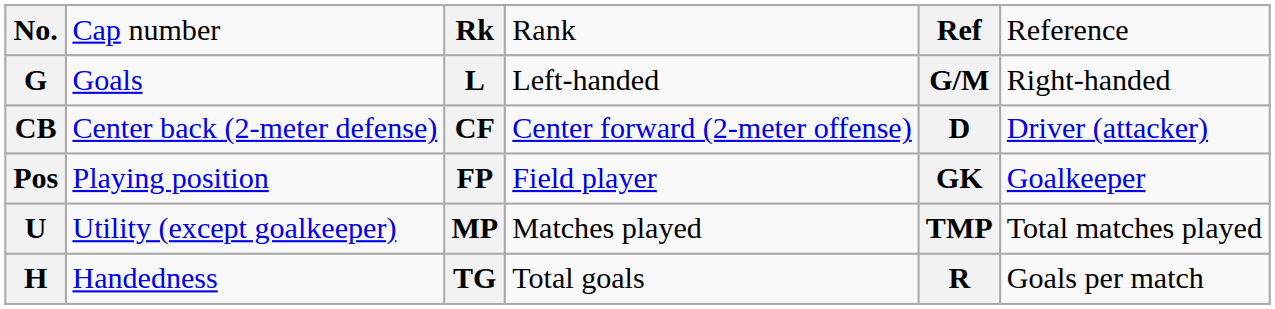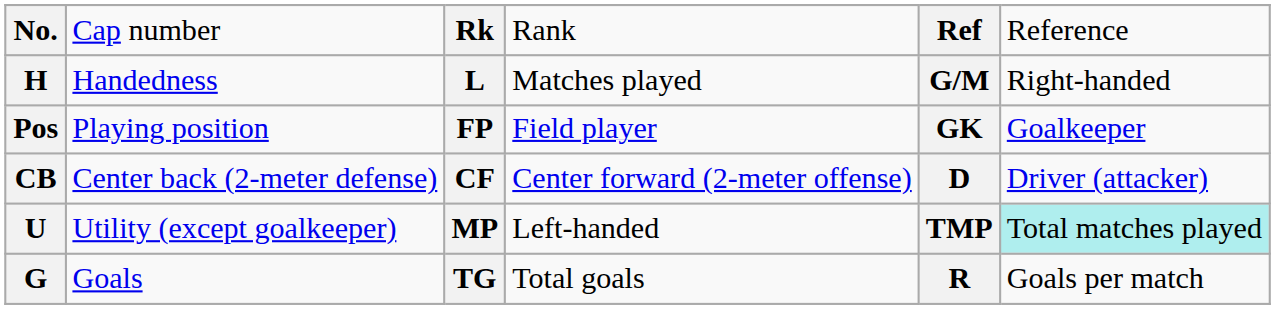(36, 79) G -> (36, 79) H
(108, 79) Goals -> (145, 79) Handedness
(586, 79) Left-handed -> (607, 79) Matches played
rows swapped: (475, 178) <-> (475, 128)
(607, 228) Matches played -> (586, 228) Left-handed
(1134, 228) no background -> (1134, 228) paleturquoise background
(36, 277) H -> (36, 277) G
(145, 277) Handedness -> (108, 277) Goals
